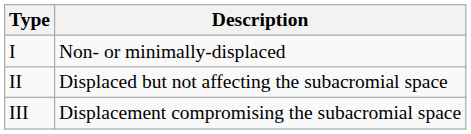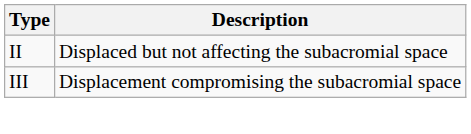- row: (12, 50)
